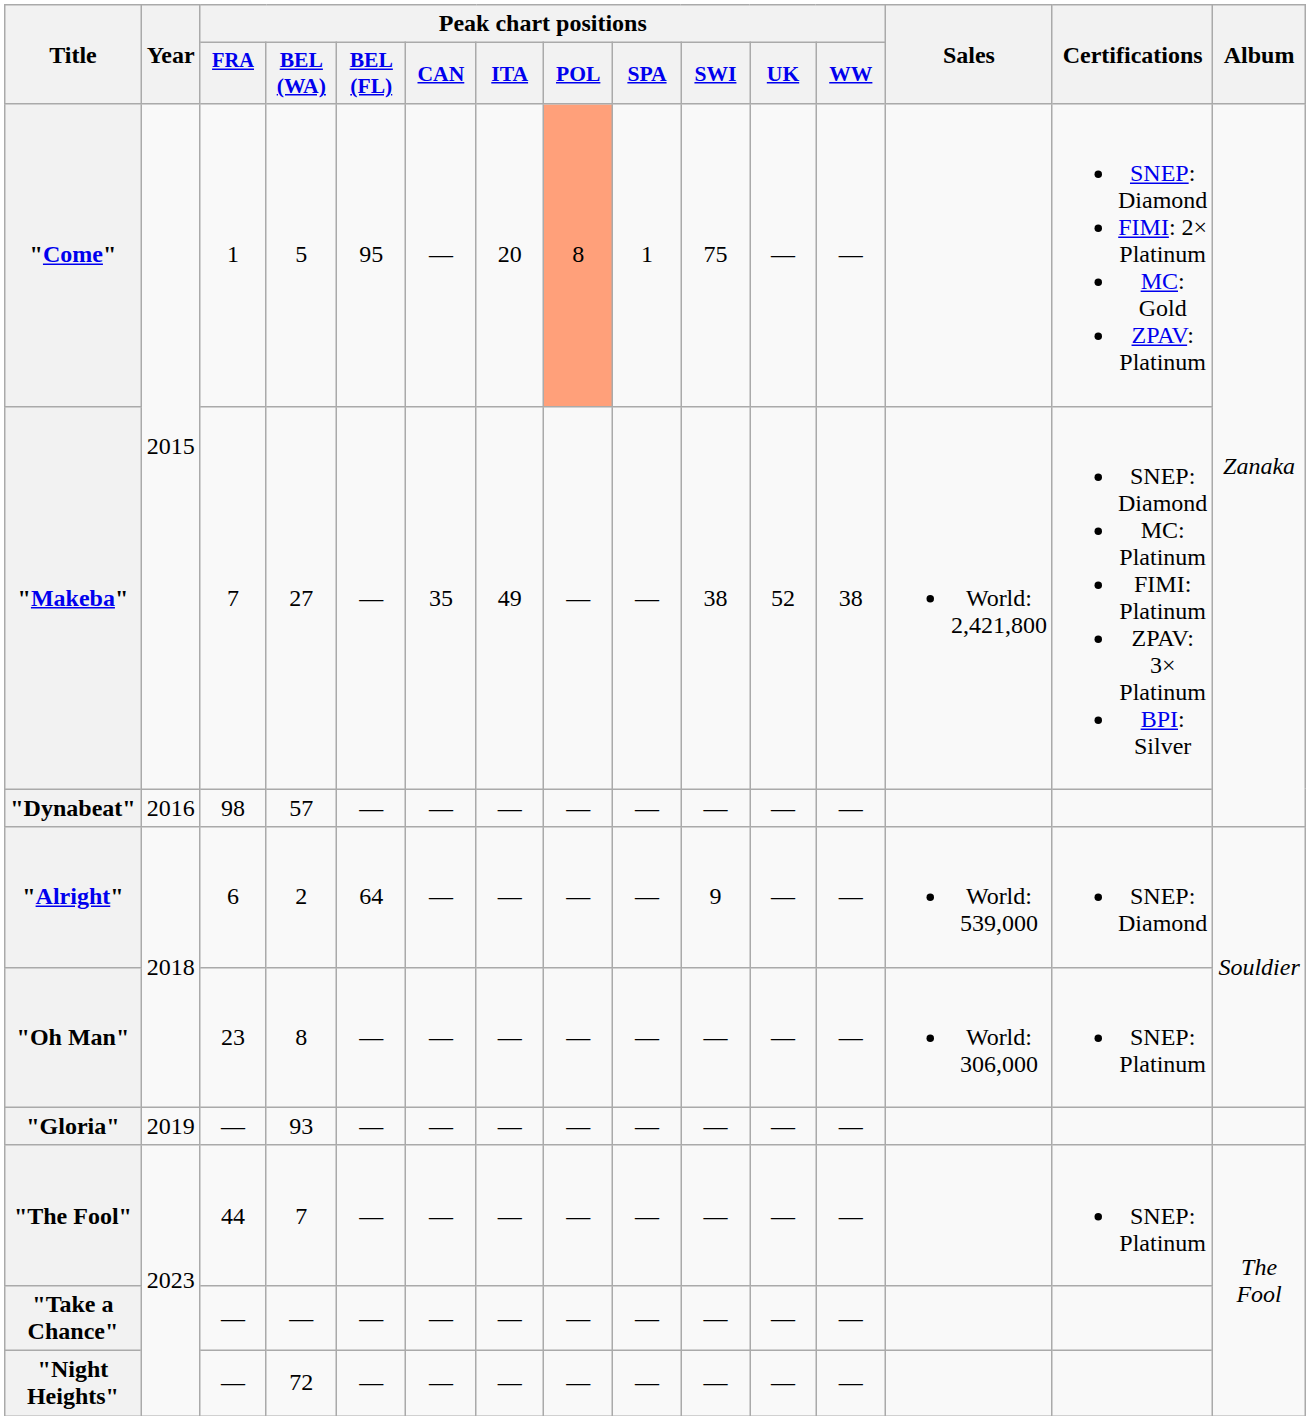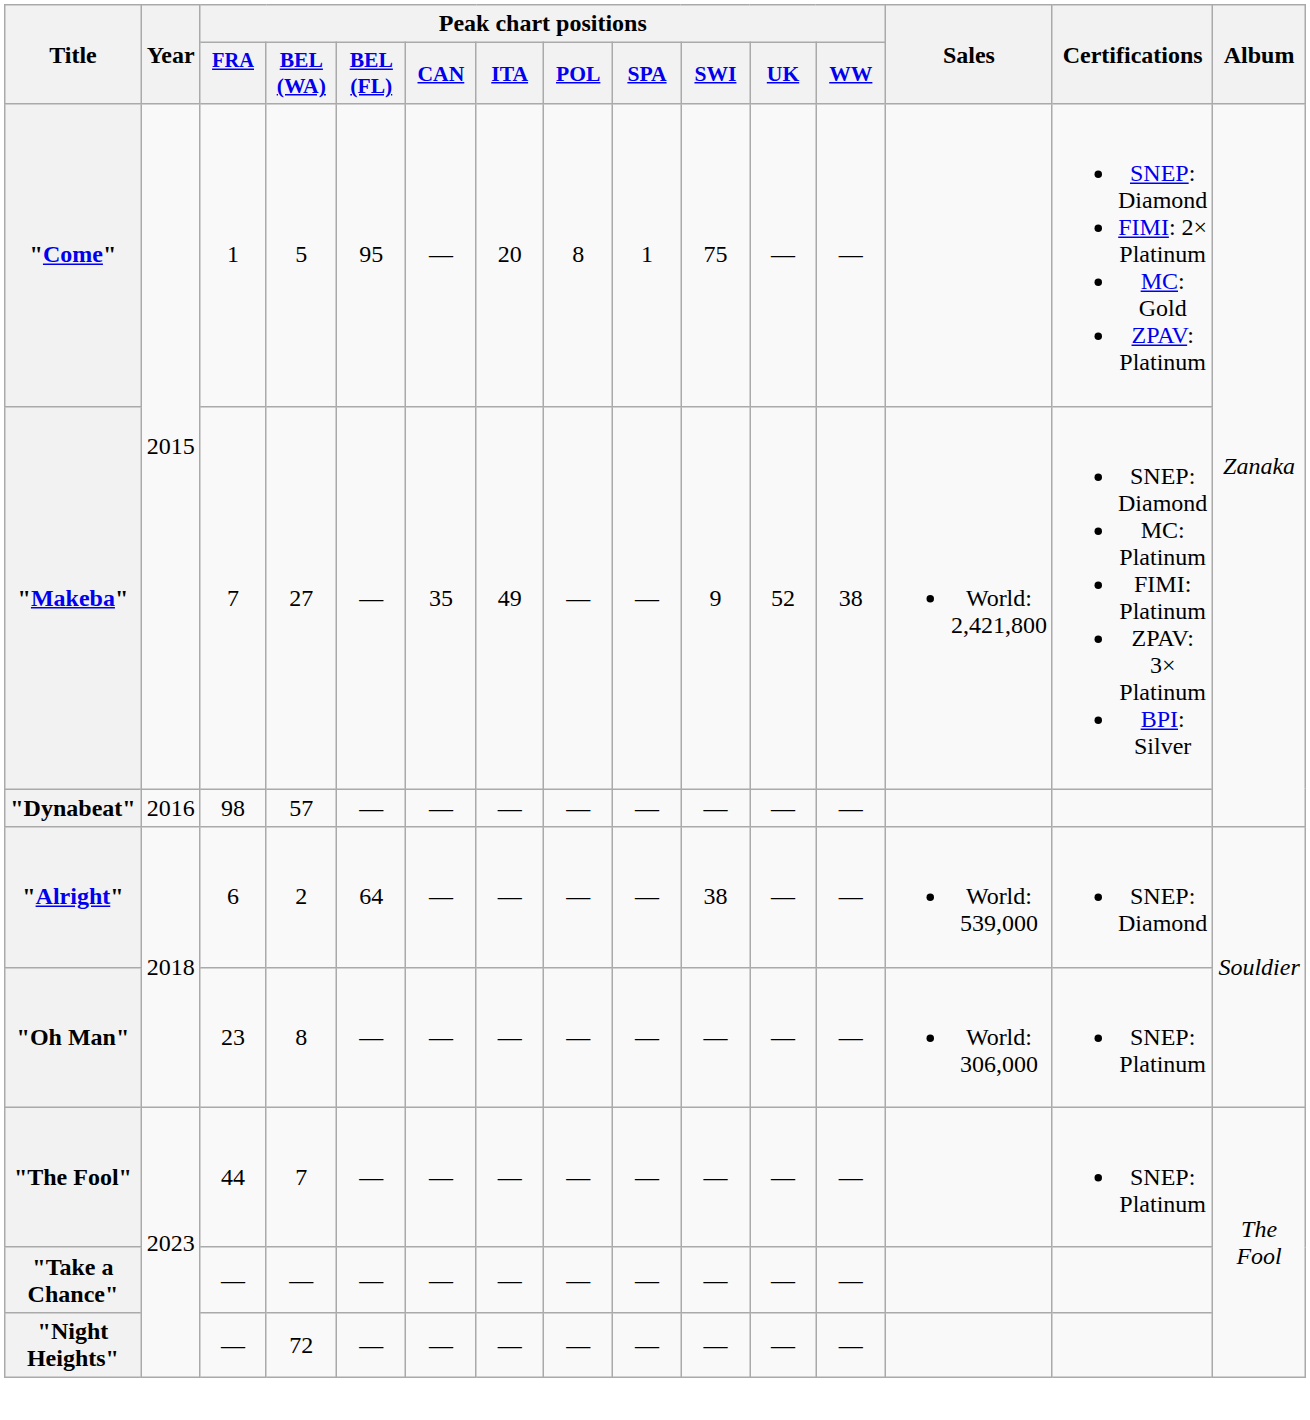(578, 254) lightsalmon background -> (578, 254) no background
(715, 597) 38 -> (715, 597) 9
(715, 896) 9 -> (715, 896) 38
- row: (73, 1126)
